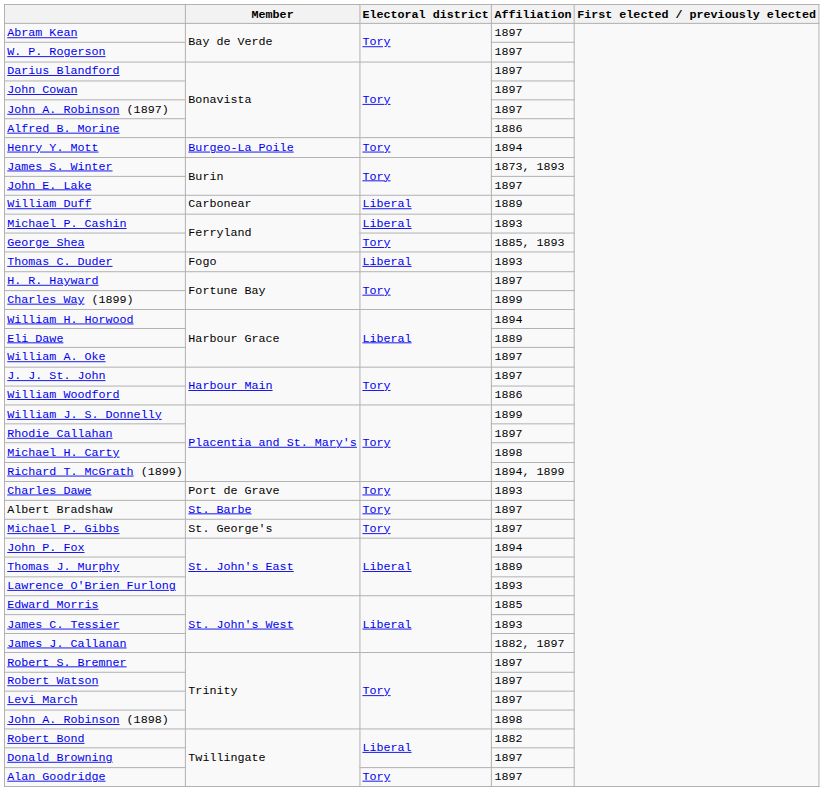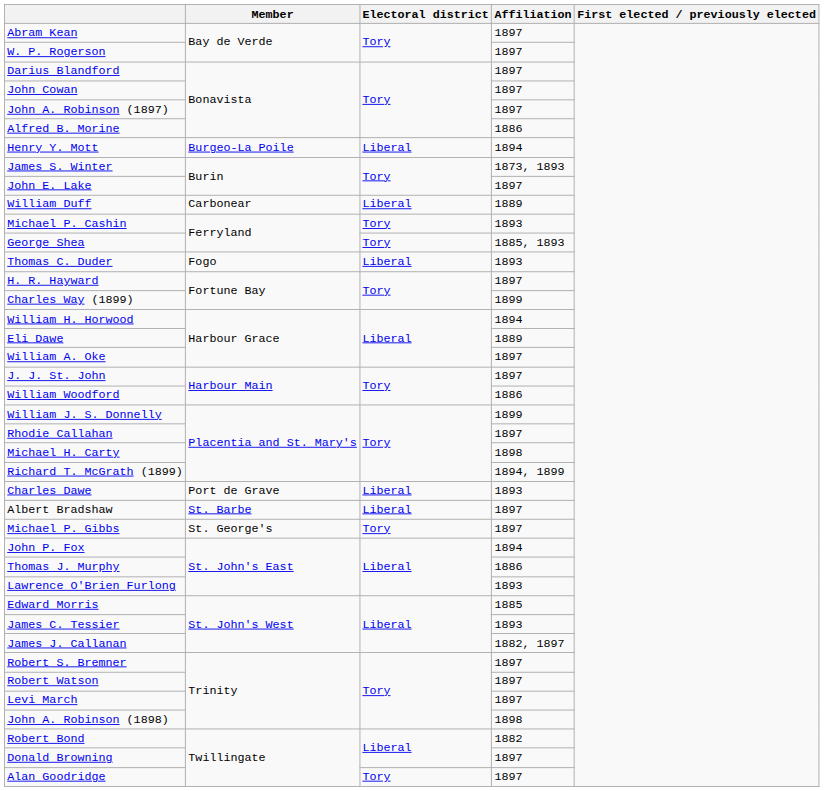(376, 147) Tory -> (387, 147) Liberal
(387, 224) Liberal -> (376, 224) Tory
(376, 491) Tory -> (387, 491) Liberal
(376, 510) Tory -> (387, 510) Liberal
(508, 567) 1889 -> (508, 567) 1886
